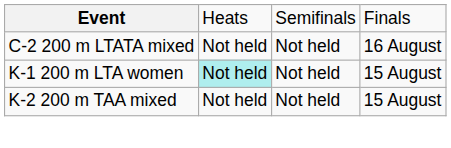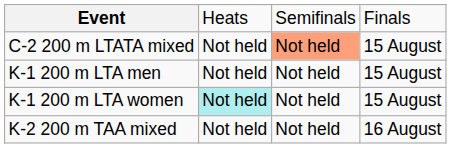(308, 45) no background -> (308, 45) lightsalmon background
(403, 45) 16 August -> (403, 45) 15 August
+ row: (85, 73)
(403, 101) 15 August -> (403, 128) 16 August
